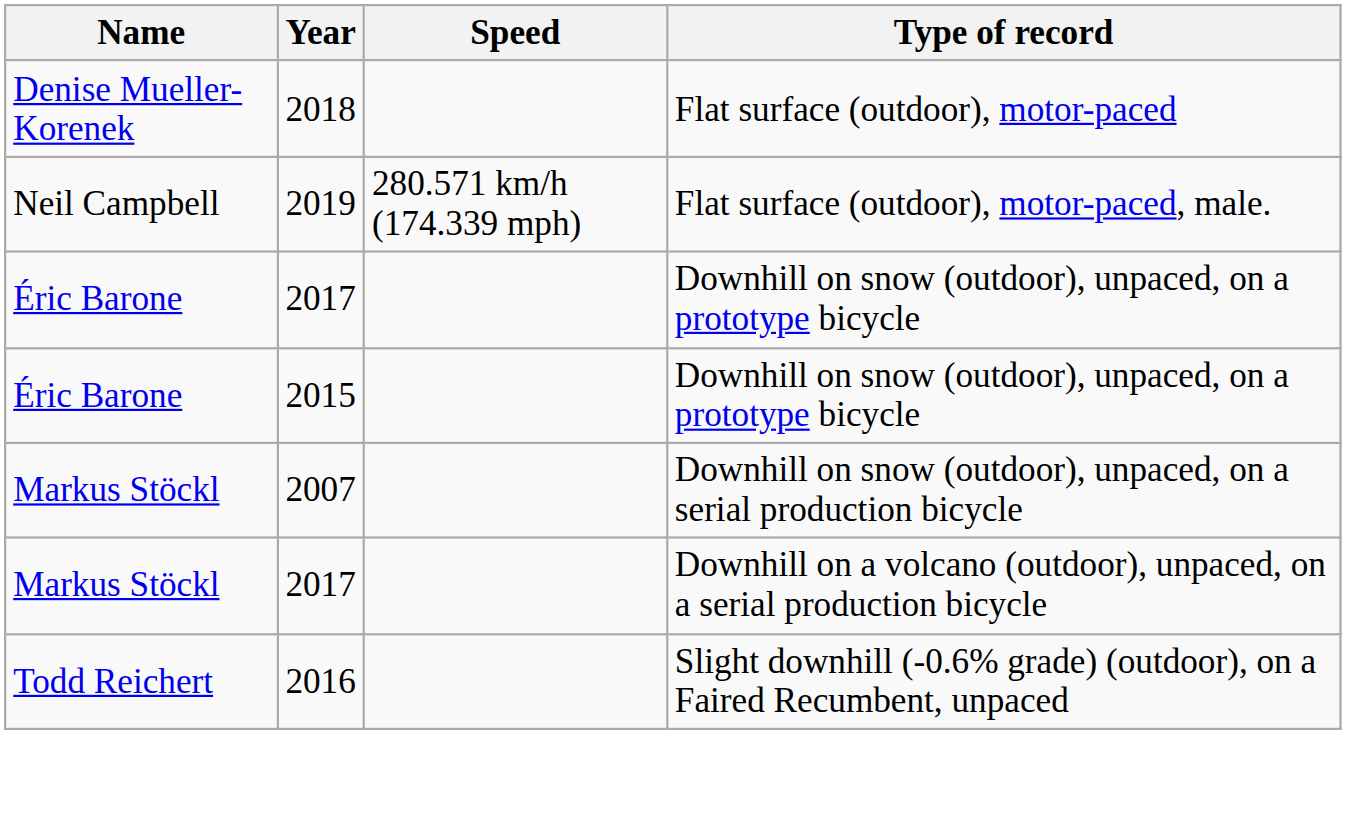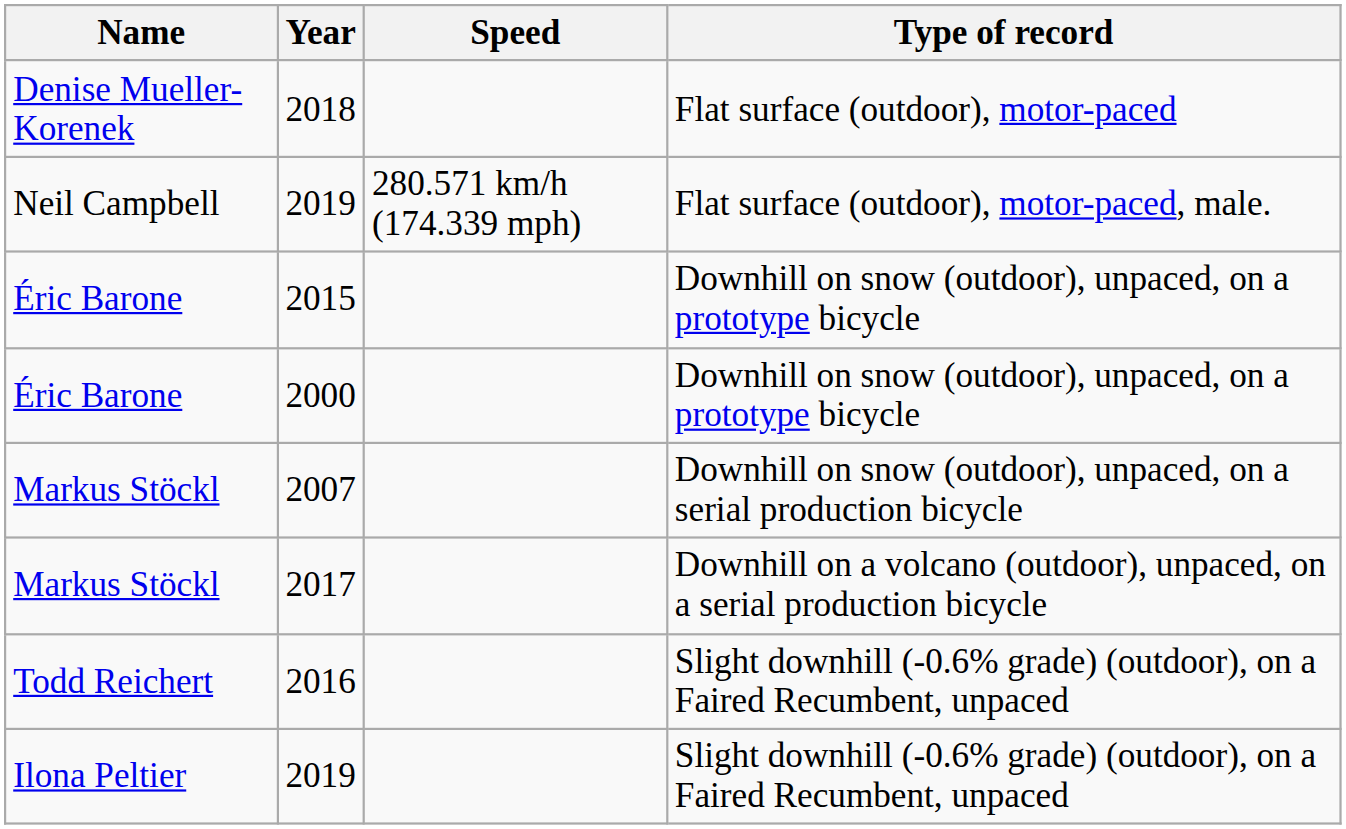- row: (98, 298)
+ row: (98, 394)
+ row: (100, 776)
